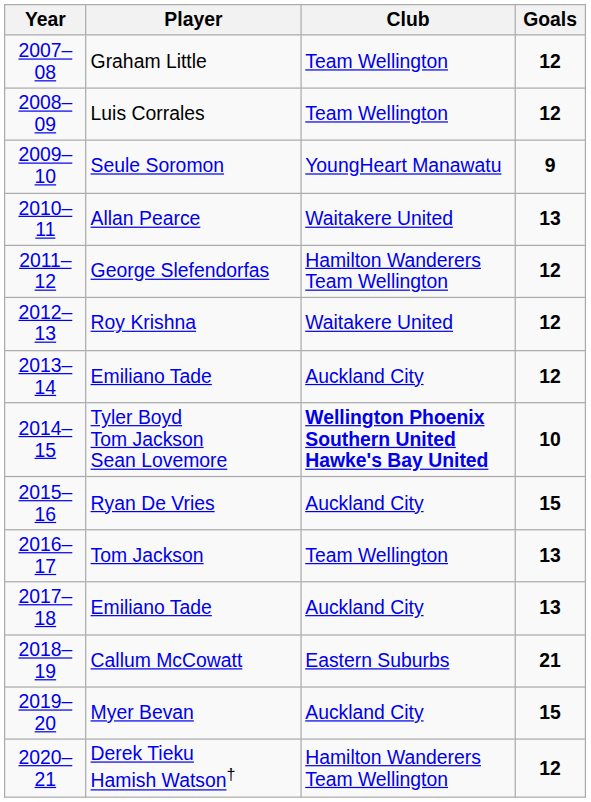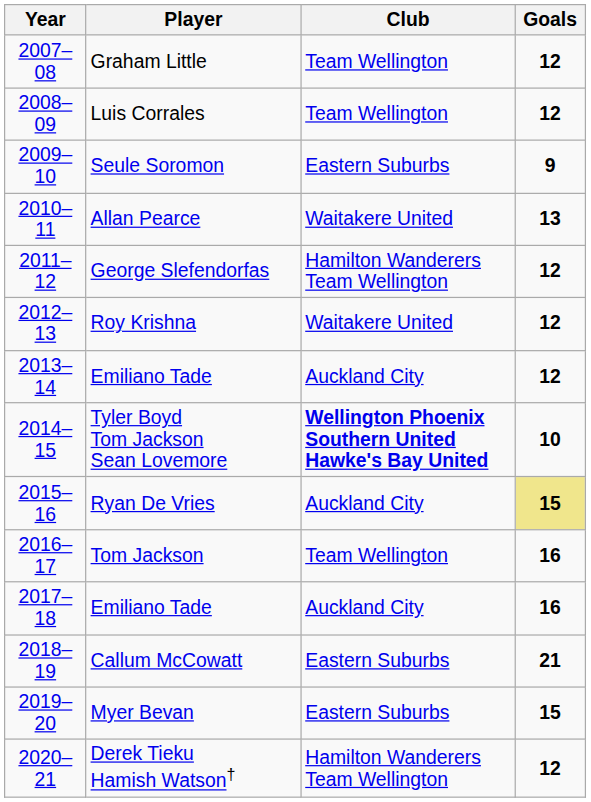(403, 166) YoungHeart Manawatu -> (377, 166) Eastern Suburbs
(550, 503) no background -> (550, 503) khaki background
(550, 555) 13 -> (550, 555) 16
(550, 608) 13 -> (550, 608) 16
(364, 713) Auckland City -> (377, 713) Eastern Suburbs
